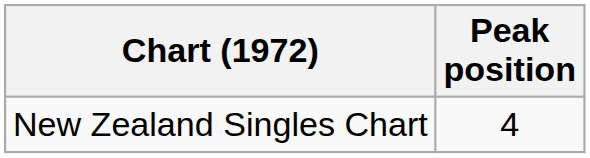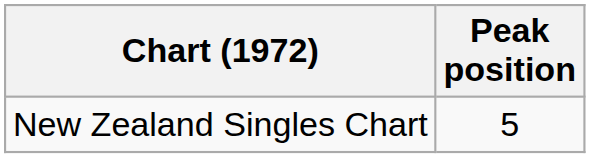(510, 123) 4 -> (510, 123) 5
